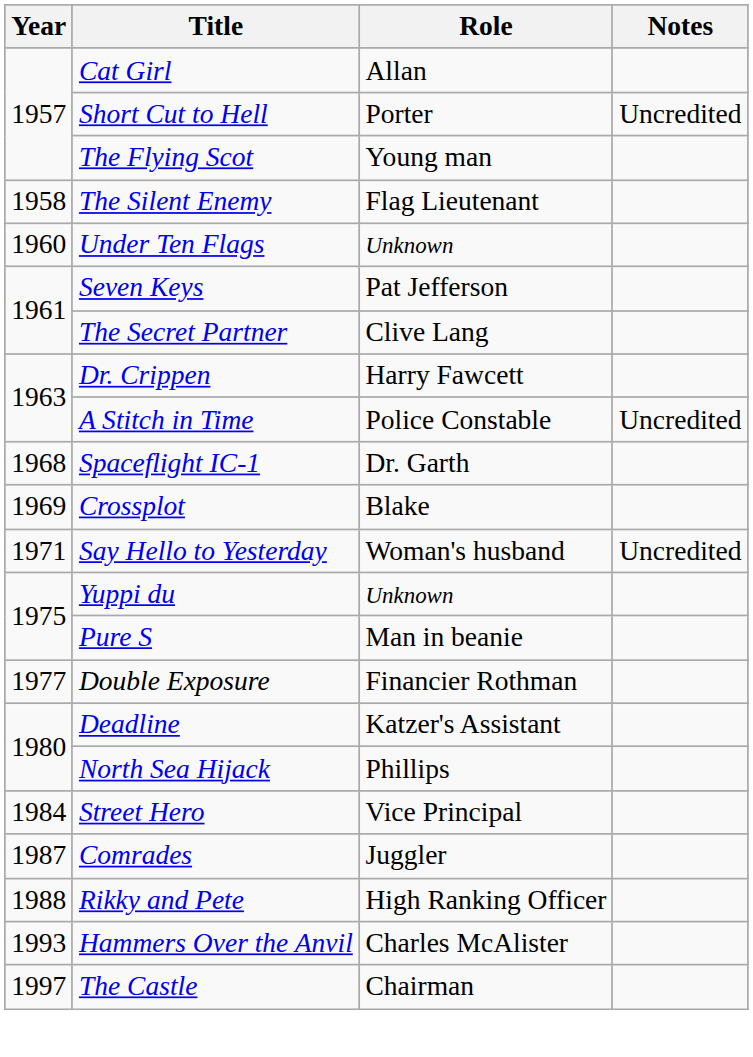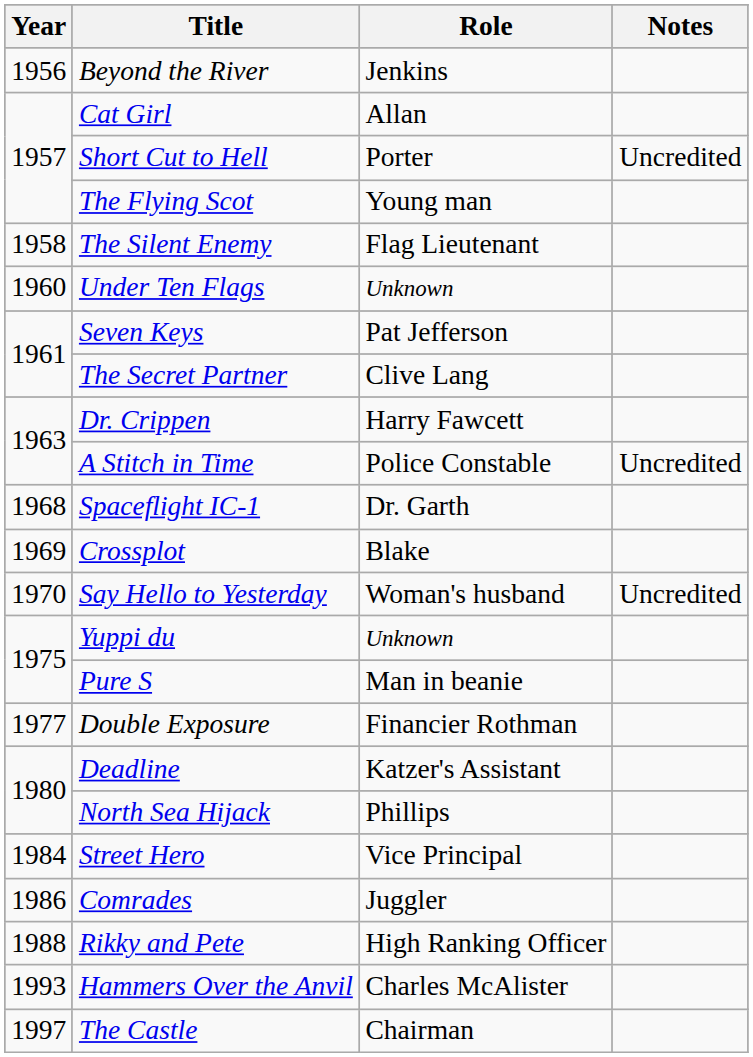+ row: (174, 69)
(39, 550) 1971 -> (39, 593) 1970
(39, 855) 1987 -> (39, 899) 1986
